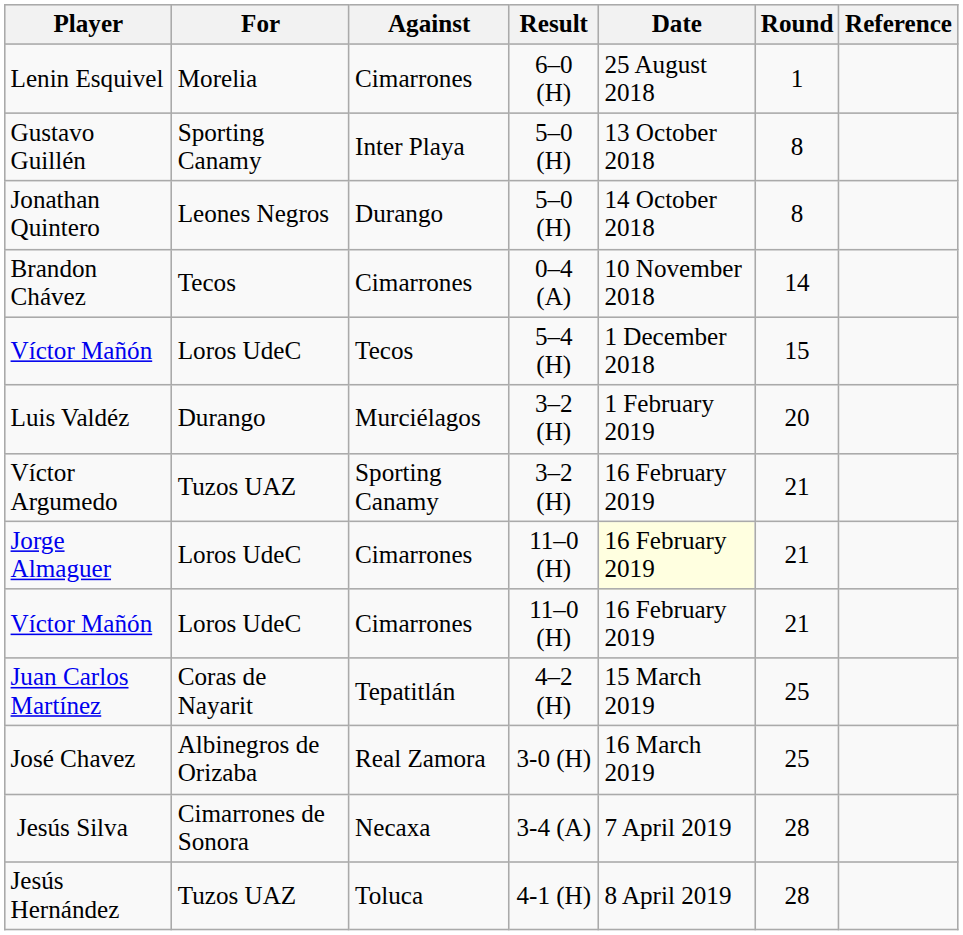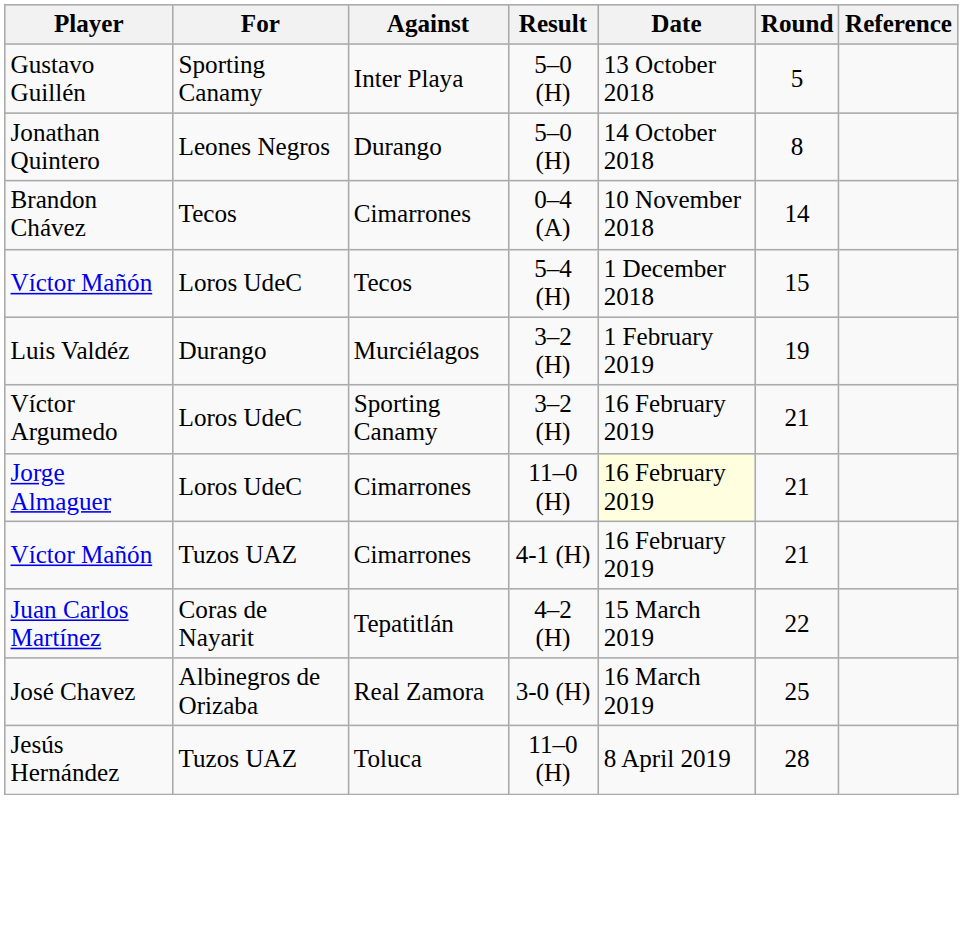- row: (87, 78)
(797, 146) 8 -> (797, 78) 5
(797, 418) 20 -> (797, 350) 19
(237, 486) Tuzos UAZ -> (240, 418) Loros UdeC
(239, 623) Loros UdeC -> (238, 555) Tuzos UAZ
(554, 623) 11–0 (H) -> (553, 555) 4-1 (H)
(797, 691) 25 -> (797, 623) 22
- row: (69, 827)
(554, 895) 4-1 (H) -> (553, 759) 11–0 (H)
